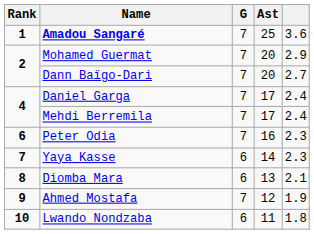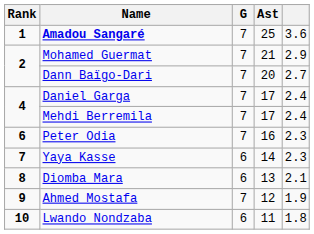(268, 55) 20 -> (268, 55) 21
